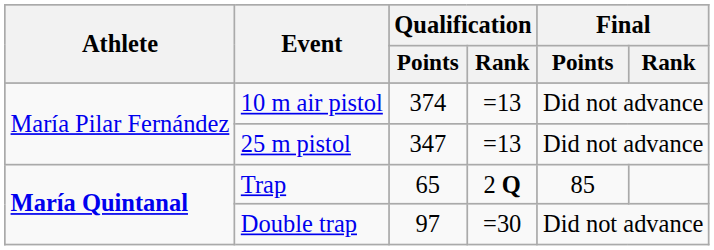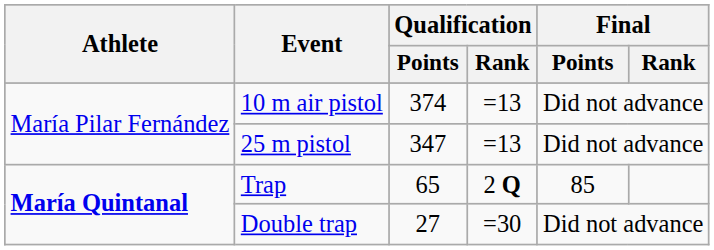(428, 224) 97 -> (428, 224) 27
